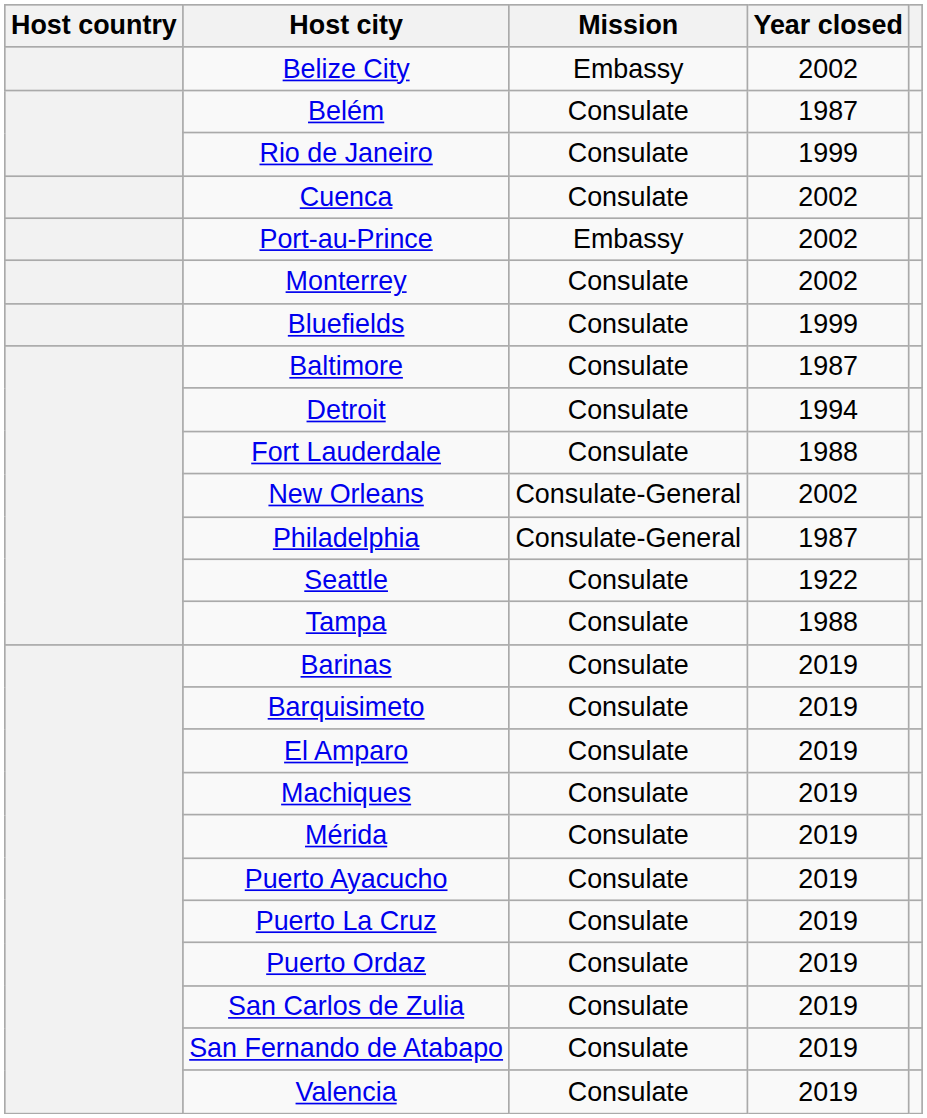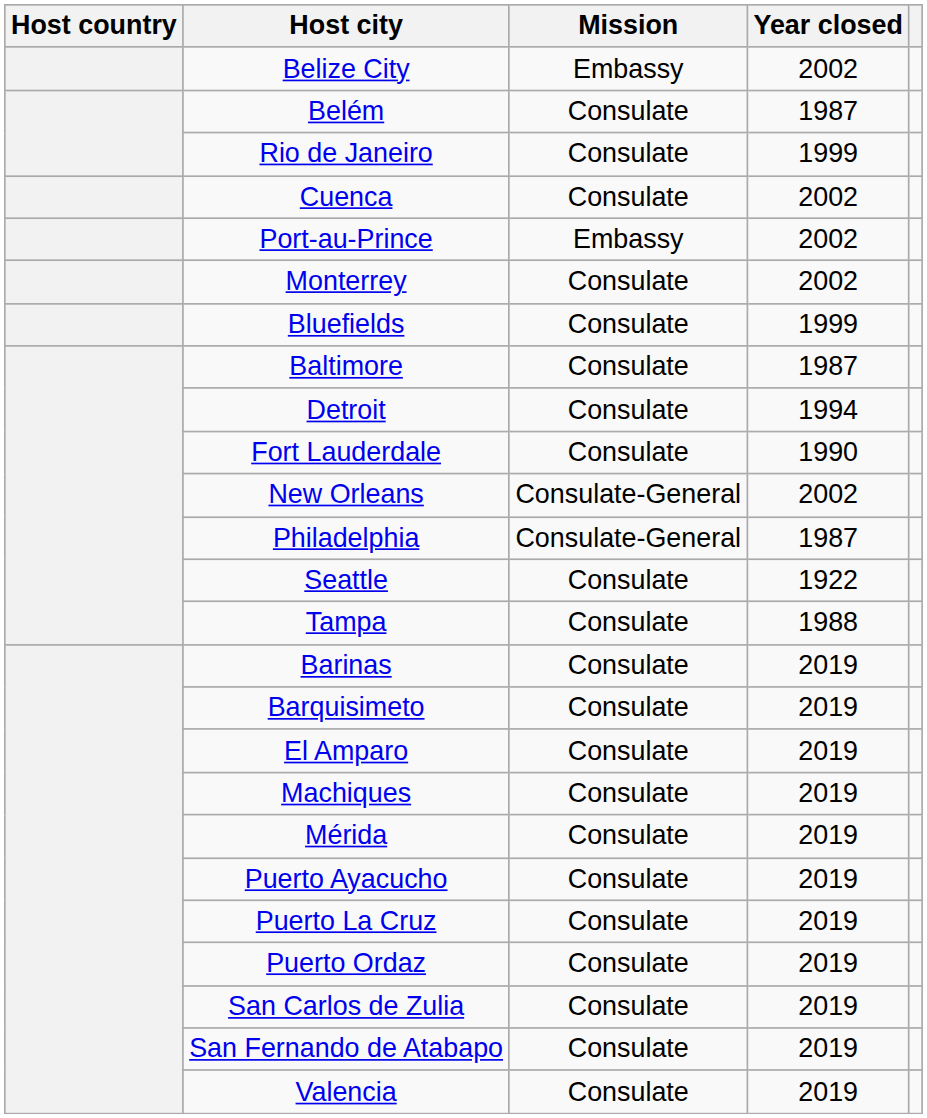(828, 452) 1988 -> (828, 452) 1990
